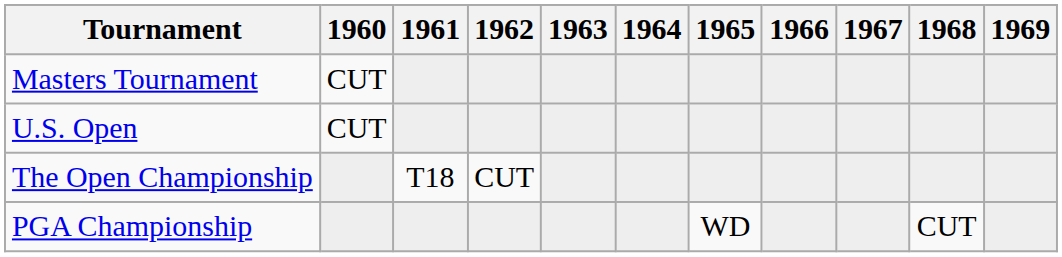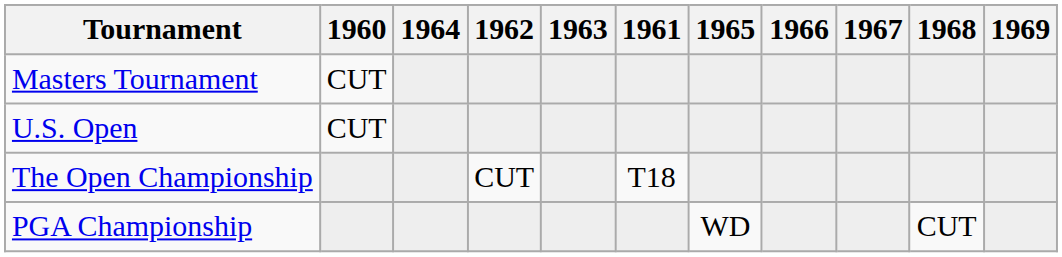columns swapped: (430, 29) <-> (652, 29)
